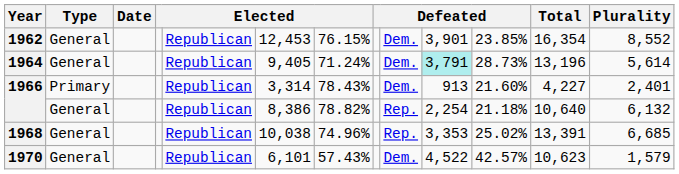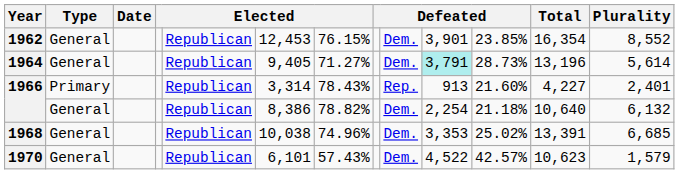(344, 63) 71.24% -> (344, 63) 71.27%
(401, 87) Dem. -> (401, 87) Rep.
(401, 110) Rep. -> (401, 110) Dem.
(401, 134) Rep. -> (401, 134) Dem.
